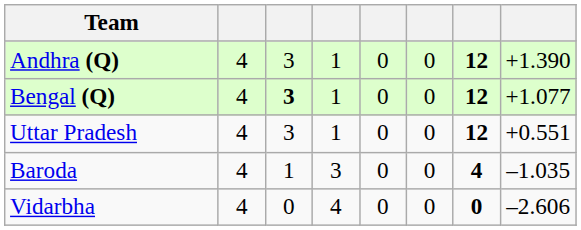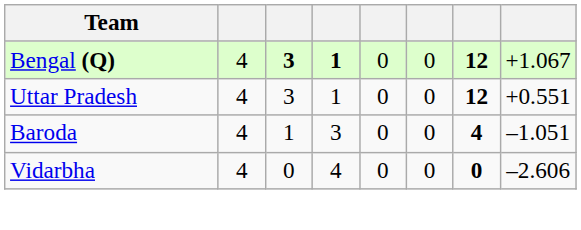- row: (65, 59)
(336, 96) normal -> (336, 59) bold
(538, 96) +1.077 -> (538, 59) +1.067
(538, 170) –1.035 -> (538, 133) –1.051
